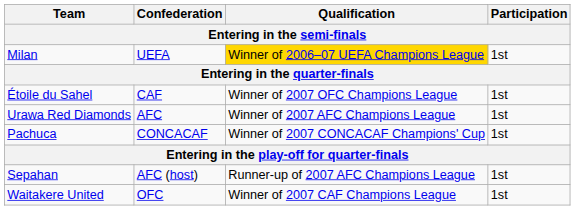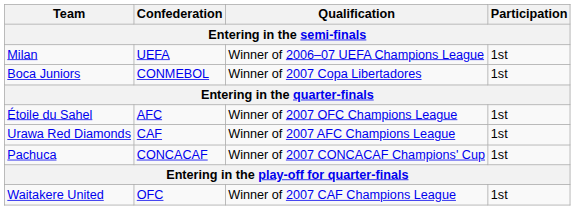(356, 54) gold background -> (356, 54) no background
+ row: (44, 74)
(149, 94) CAF -> (149, 114) AFC
(149, 114) AFC -> (149, 134) CAF
- row: (33, 174)
